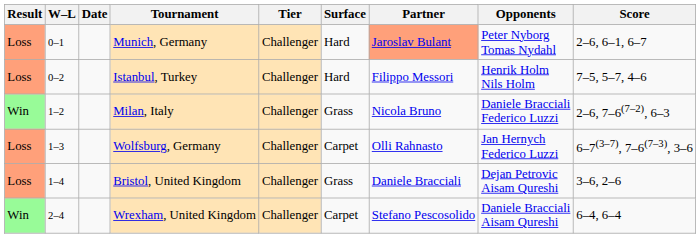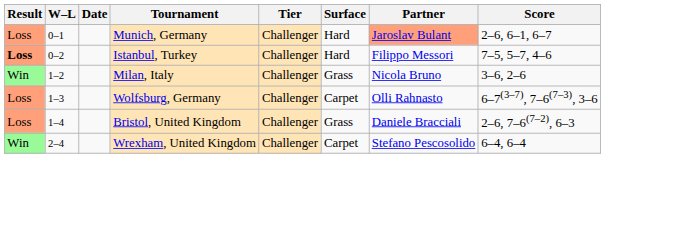- column: (526, 14)
(19, 76) normal -> (20, 55) bold
(623, 111) 2–6, 7–6(7–2), 6–3 -> (504, 75) 3–6, 2–6
(599, 180) 3–6, 2–6 -> (528, 121) 2–6, 7–6(7–2), 6–3
